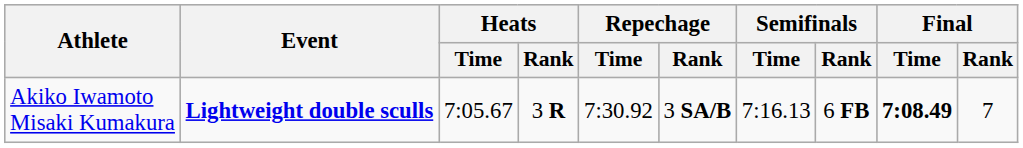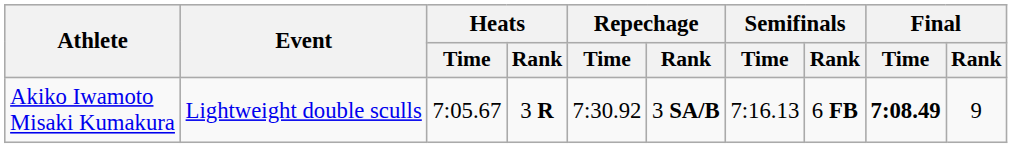(309, 110) bold -> (304, 110) normal
(988, 110) 7 -> (976, 110) 9
